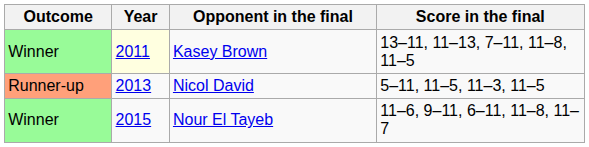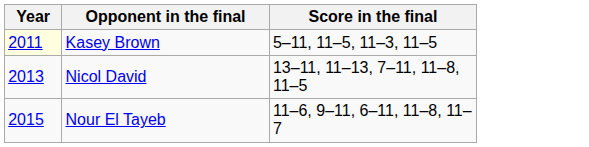- column: (58, 17)
(474, 51) 13–11, 11–13, 7–11, 11–8, 11–5 -> (355, 42) 5–11, 11–5, 11–3, 11–5
(462, 85) 5–11, 11–5, 11–3, 11–5 -> (366, 76) 13–11, 11–13, 7–11, 11–8, 11–5
